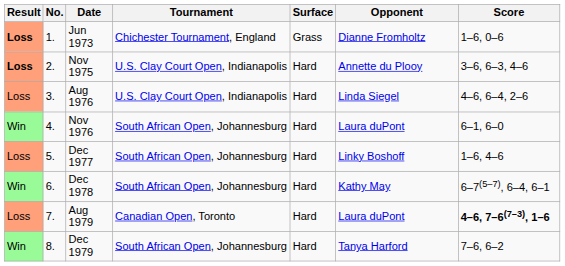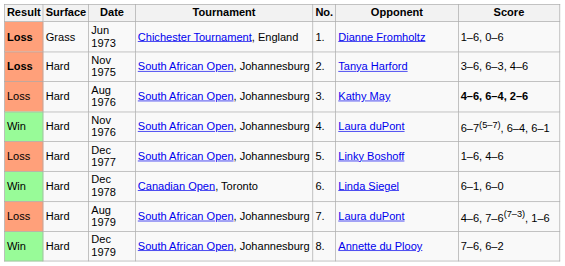columns swapped: (55, 13) <-> (313, 13)
(201, 66) U.S. Clay Court Open, Indianapolis -> (224, 66) South African Open, Johannesburg
(380, 66) Annette du Plooy -> (373, 66) Tanya Harford
(201, 96) U.S. Clay Court Open, Indianapolis -> (224, 96) South African Open, Johannesburg
(369, 96) Linda Siegel -> (364, 96) Kathy May
(494, 96) normal -> (494, 96) bold
(482, 126) 6–1, 6–0 -> (505, 126) 6–7(5–7), 6–4, 6–1
(201, 186) South African Open, Johannesburg -> (198, 186) Canadian Open, Toronto
(364, 186) Kathy May -> (369, 186) Linda Siegel
(505, 186) 6–7(5–7), 6–4, 6–1 -> (482, 186) 6–1, 6–0
(175, 216) Canadian Open, Toronto -> (224, 216) South African Open, Johannesburg
(505, 216) bold -> (505, 216) normal
(373, 246) Tanya Harford -> (380, 246) Annette du Plooy
